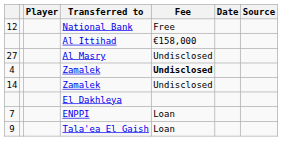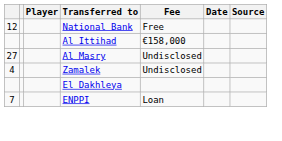(183, 70) bold -> (172, 70) normal
- row: (12, 85)
- row: (12, 129)
